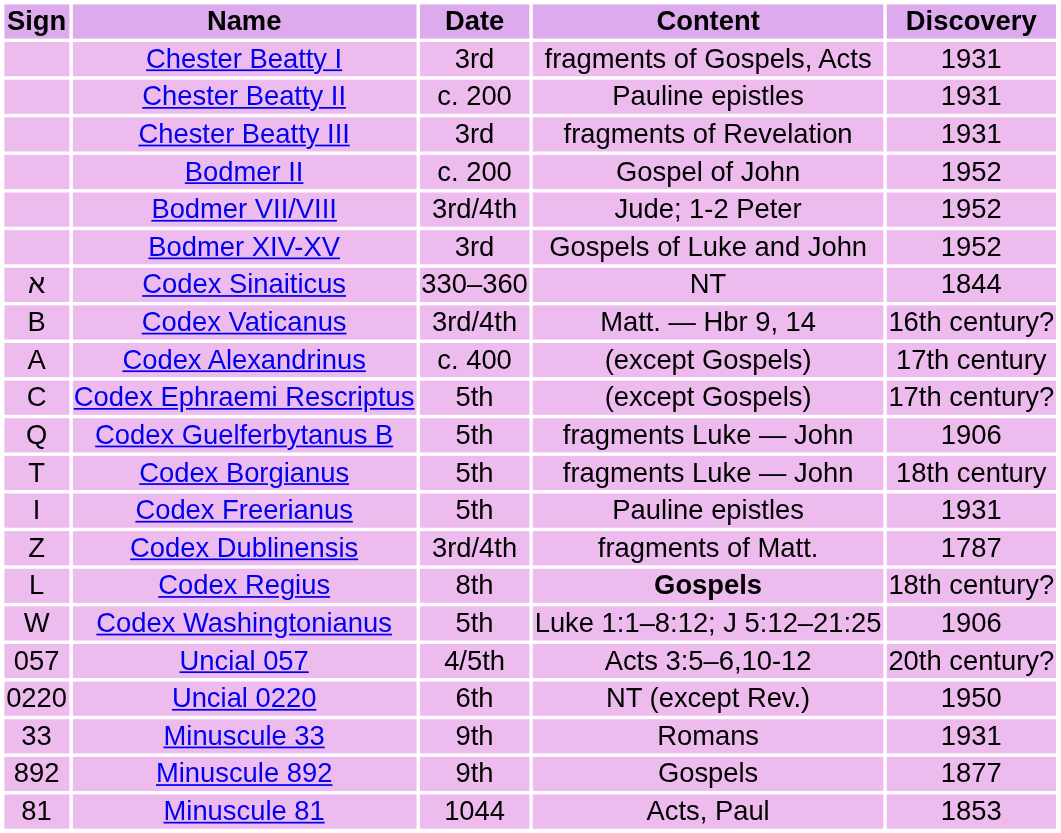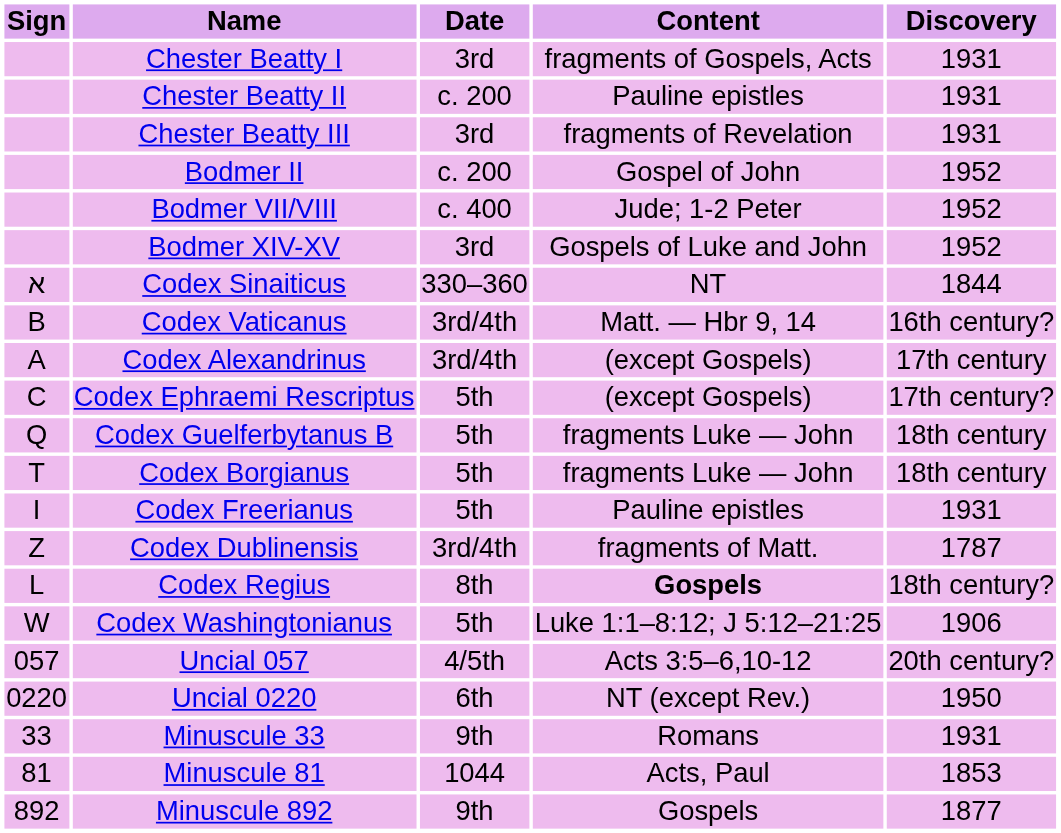(475, 209) 3rd/4th -> (475, 209) c. 400
(475, 359) c. 400 -> (475, 359) 3rd/4th
(971, 434) 1906 -> (971, 434) 18th century
rows swapped: (244, 811) <-> (244, 773)
